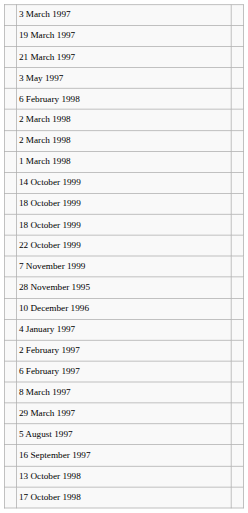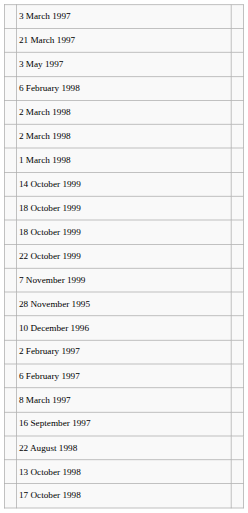- row: (11, 36)
- row: (11, 330)
- row: (11, 413)
- row: (11, 434)
+ row: (11, 448)
